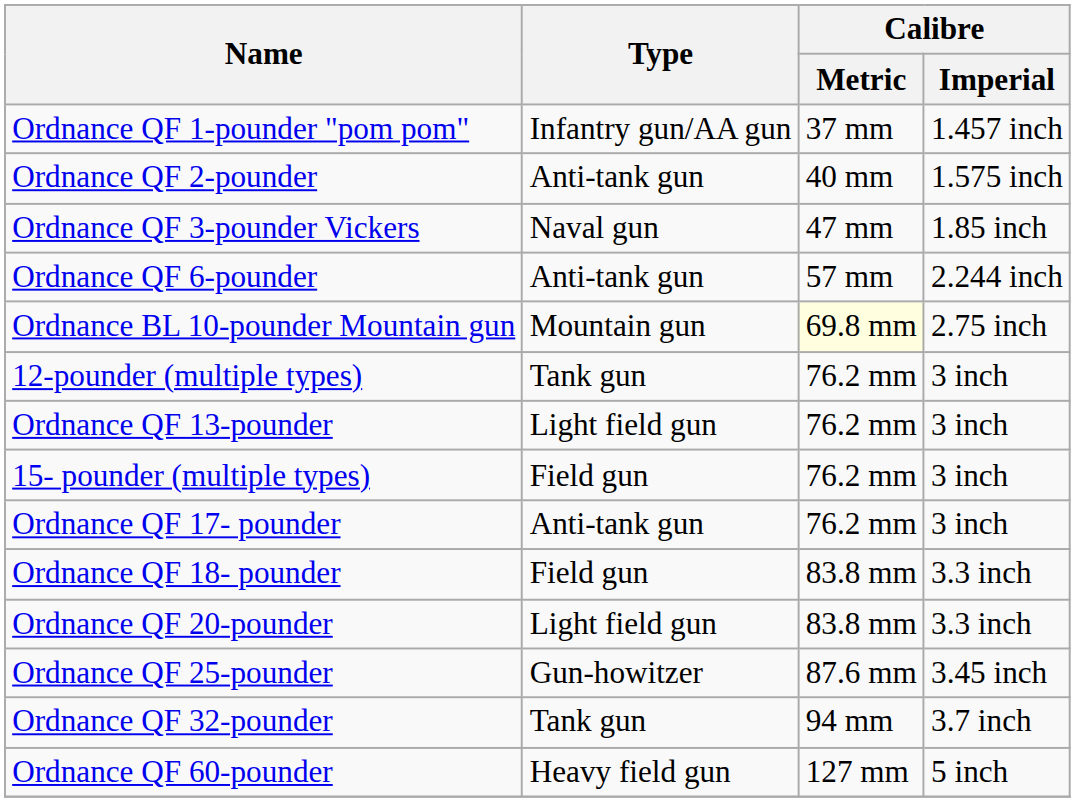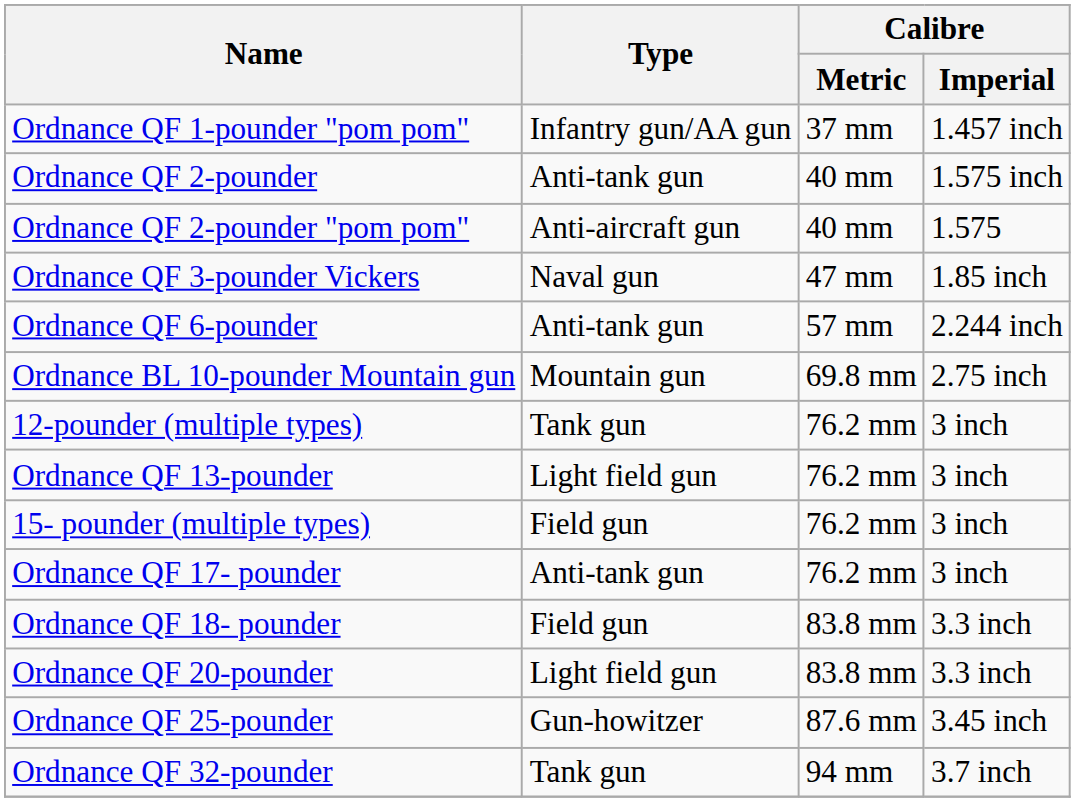+ row: (241, 227)
(861, 326) lightyellow background -> (861, 375) no background
- row: (172, 771)
